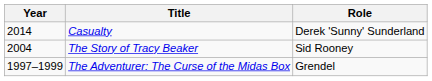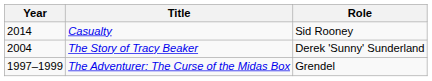(360, 31) Derek 'Sunny' Sunderland -> (324, 31) Sid Rooney
(324, 48) Sid Rooney -> (360, 48) Derek 'Sunny' Sunderland
